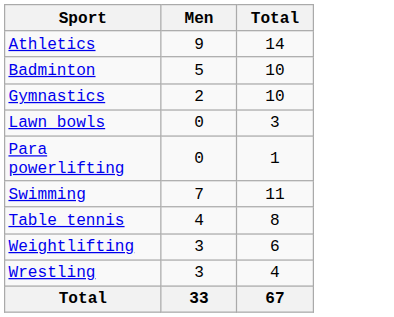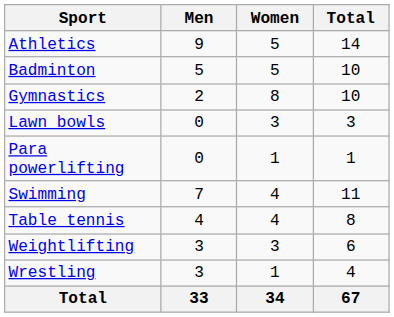+ column: (275, 18)
